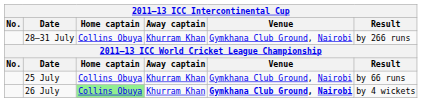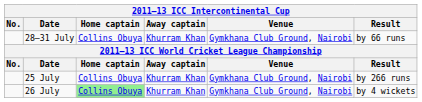(383, 38) by 266 runs -> (381, 38) by 66 runs
(381, 78) by 66 runs -> (383, 78) by 266 runs
(281, 91) bold -> (281, 91) normal
